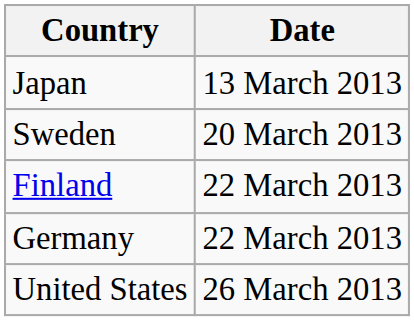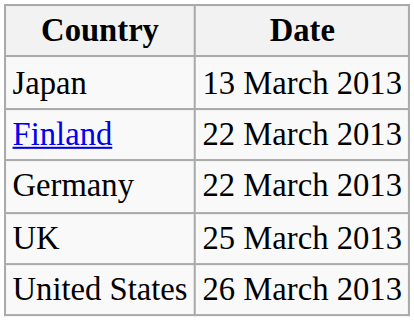- row: (64, 133)
+ row: (36, 237)
